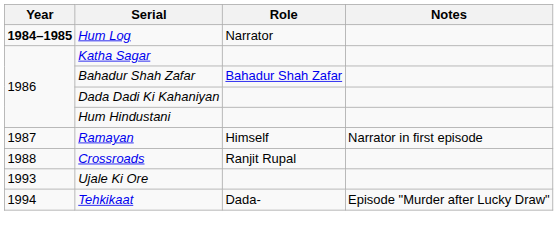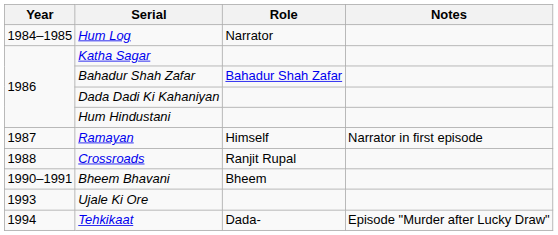(40, 35) bold -> (40, 35) normal
+ row: (124, 179)
